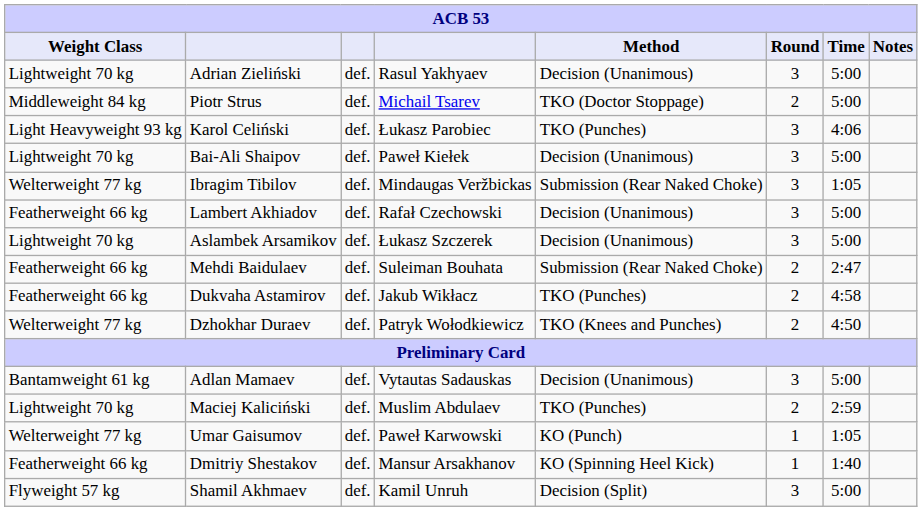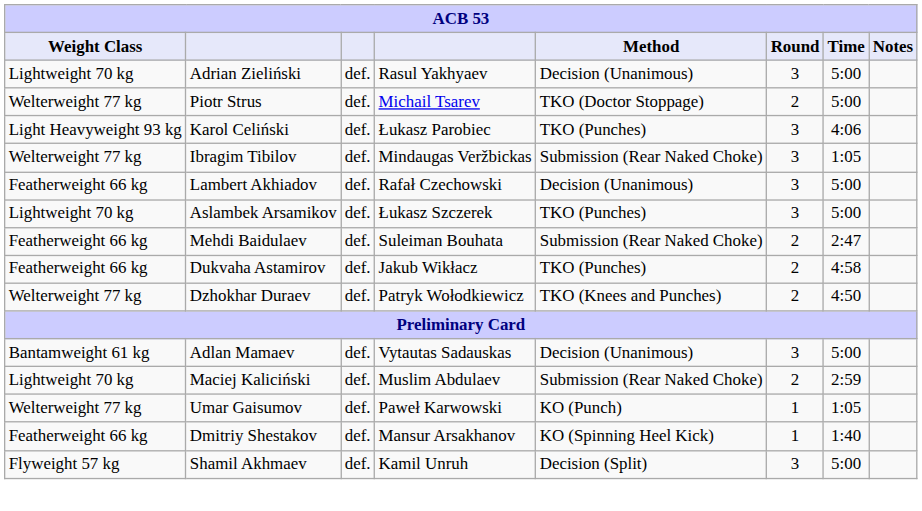(77, 101) Middleweight 84 kg -> (75, 101) Welterweight 77 kg
- row: (245, 157)
(616, 240) Decision (Unanimous) -> (593, 213) TKO (Punches)
(593, 408) TKO (Punches) -> (651, 380) Submission (Rear Naked Choke)
